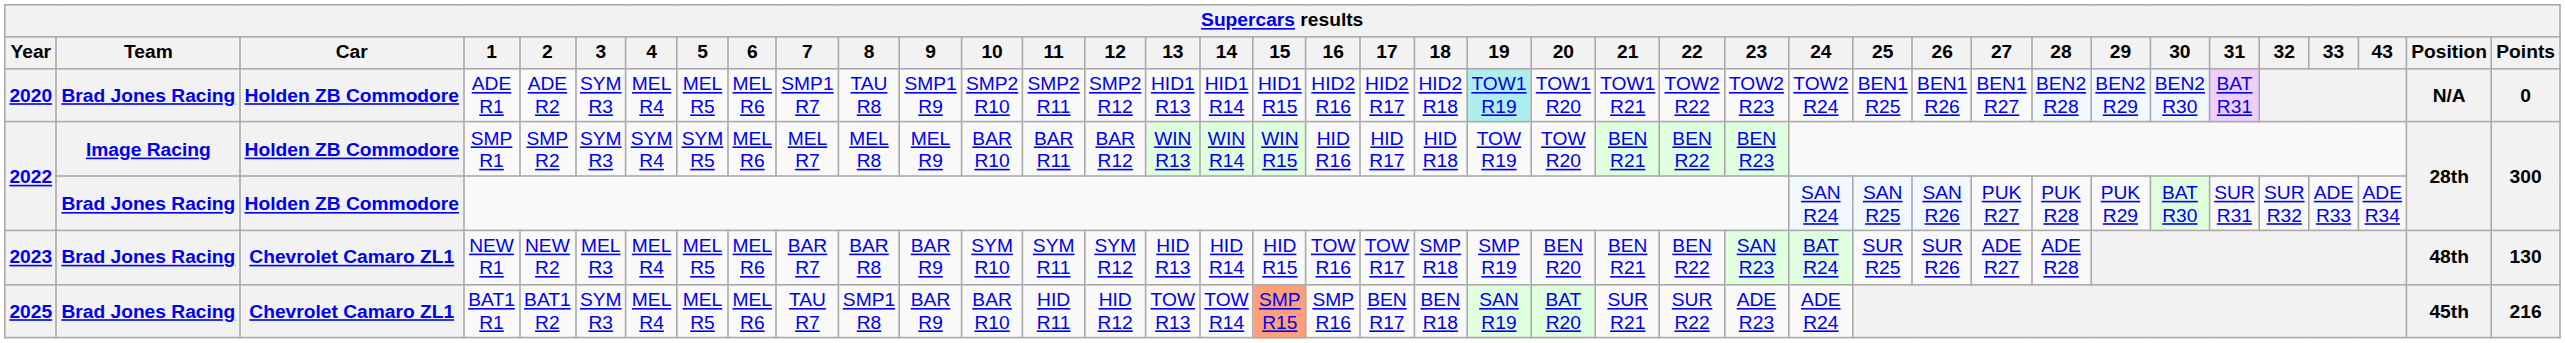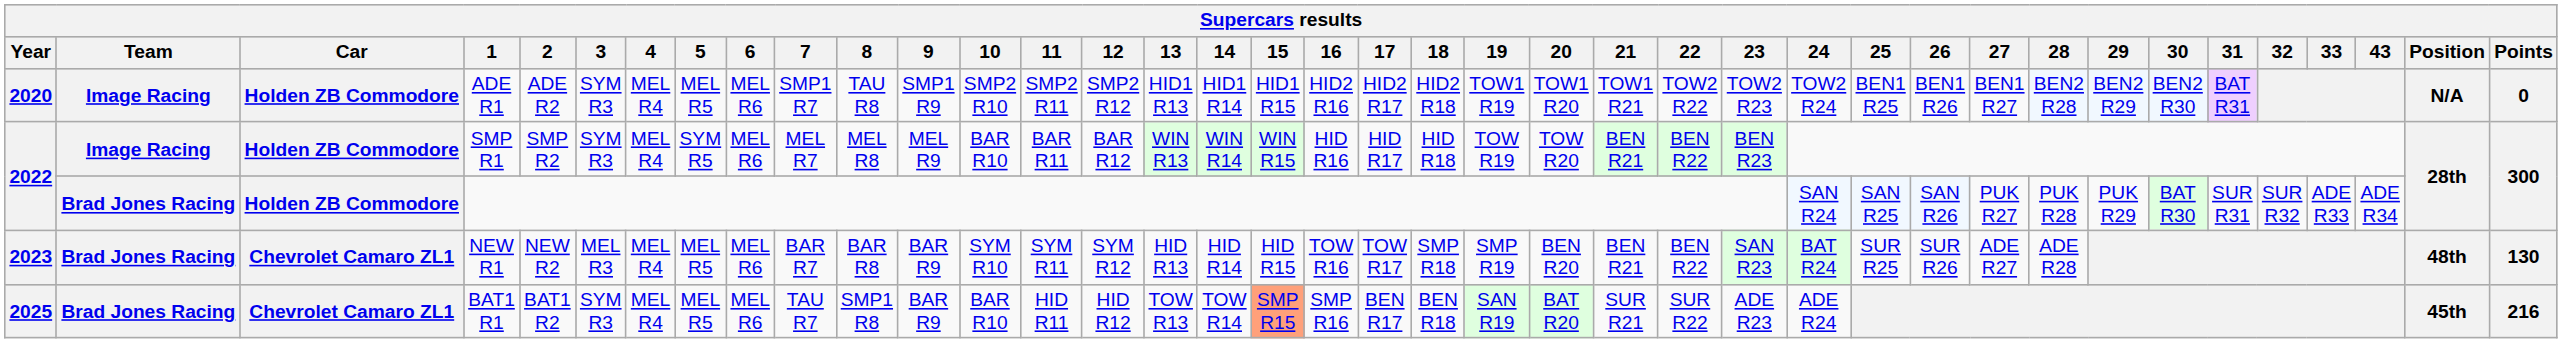(148, 95) Brad Jones Racing -> (148, 95) Image Racing
(1499, 95) paleturquoise background -> (1497, 95) no background
(652, 149) SYM R4 -> (651, 149) MEL R4
